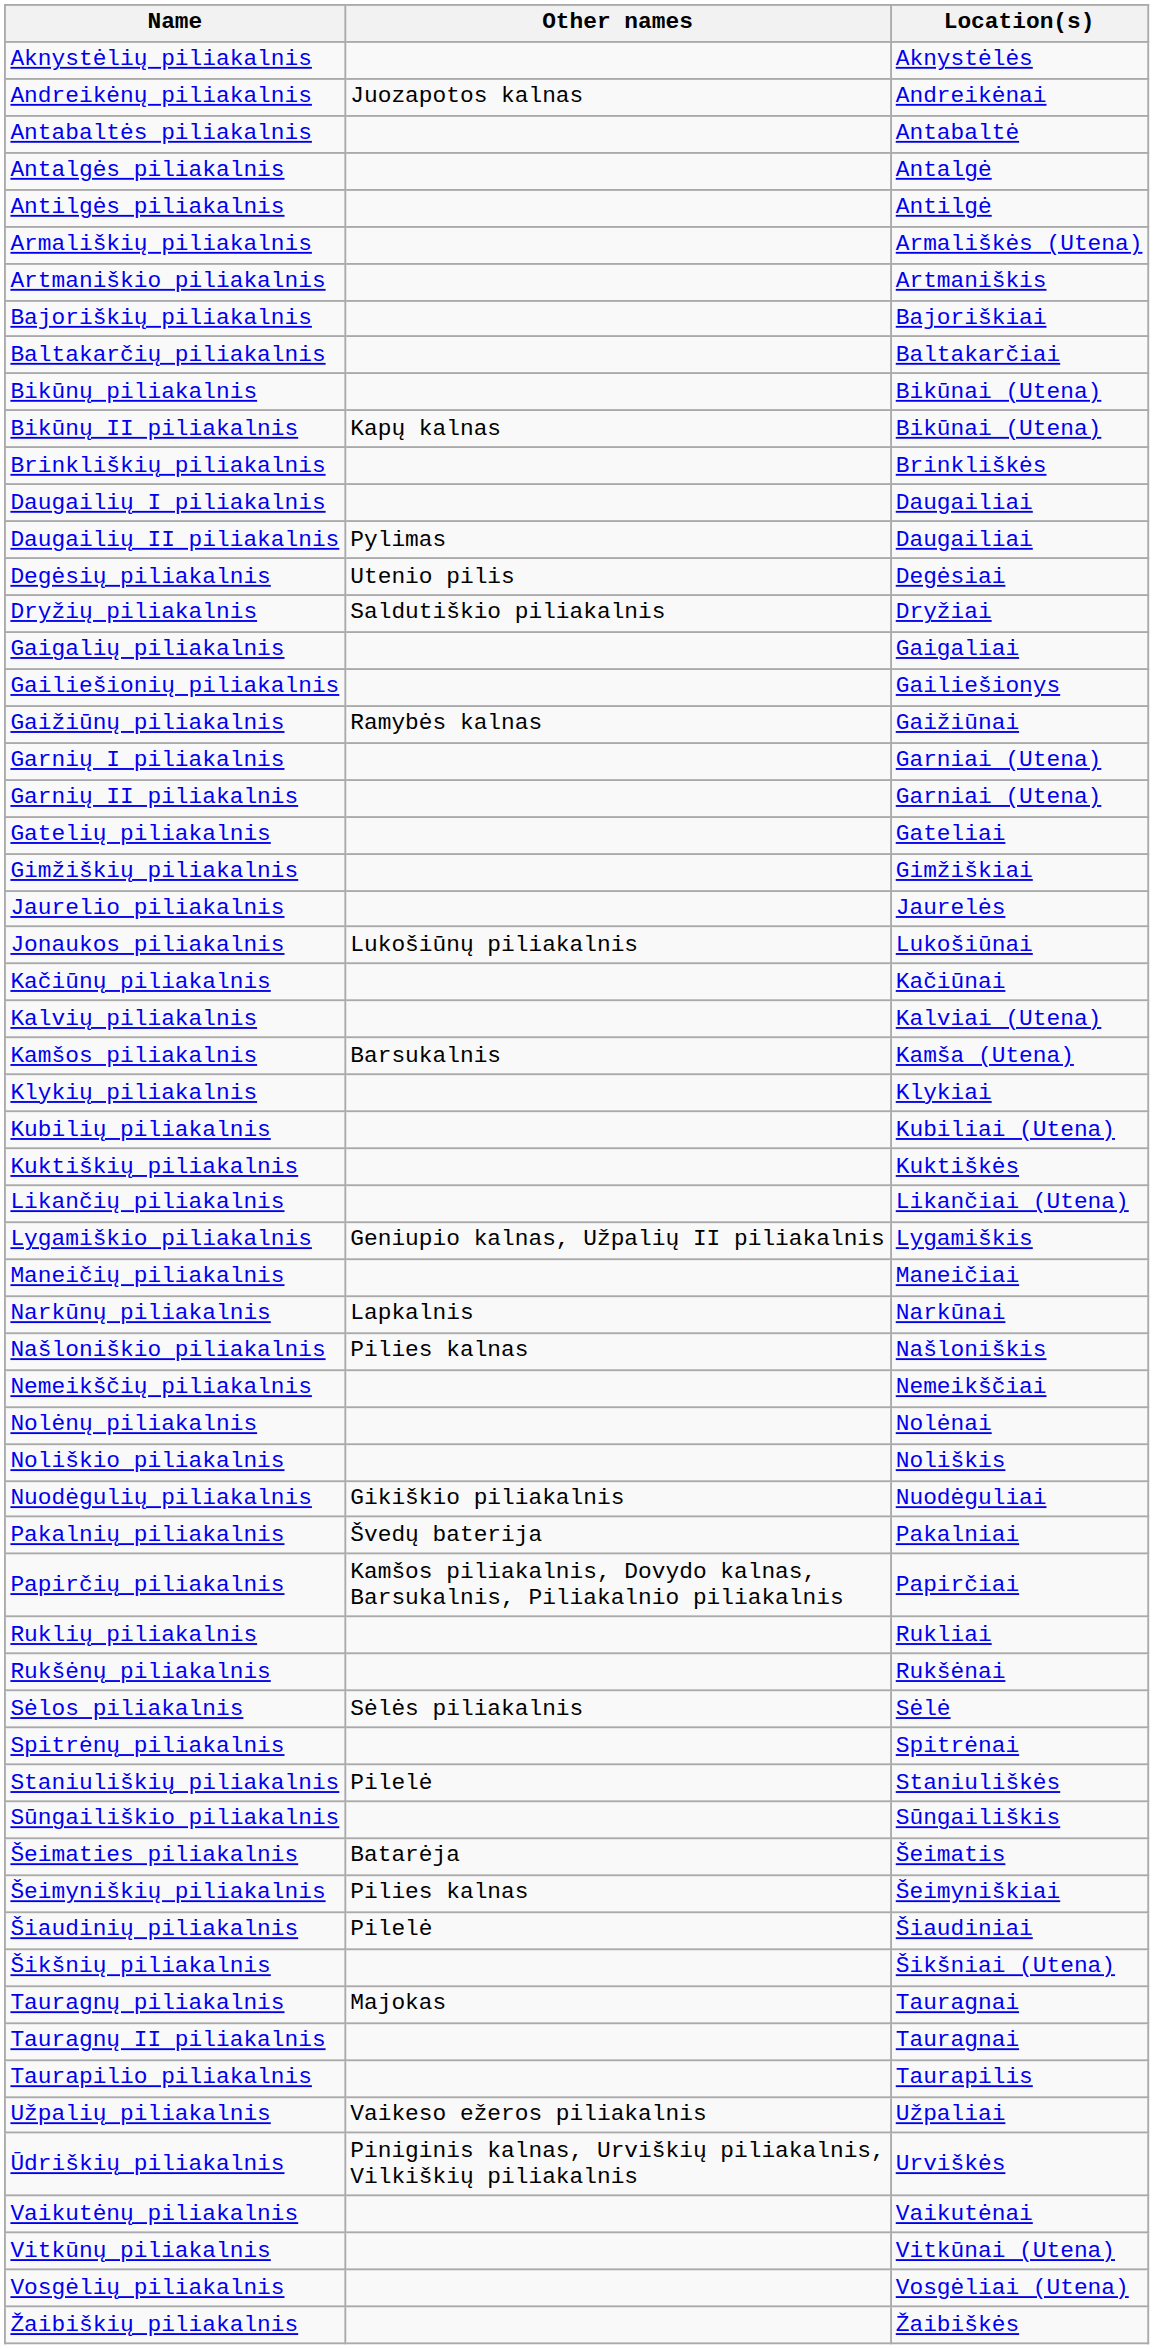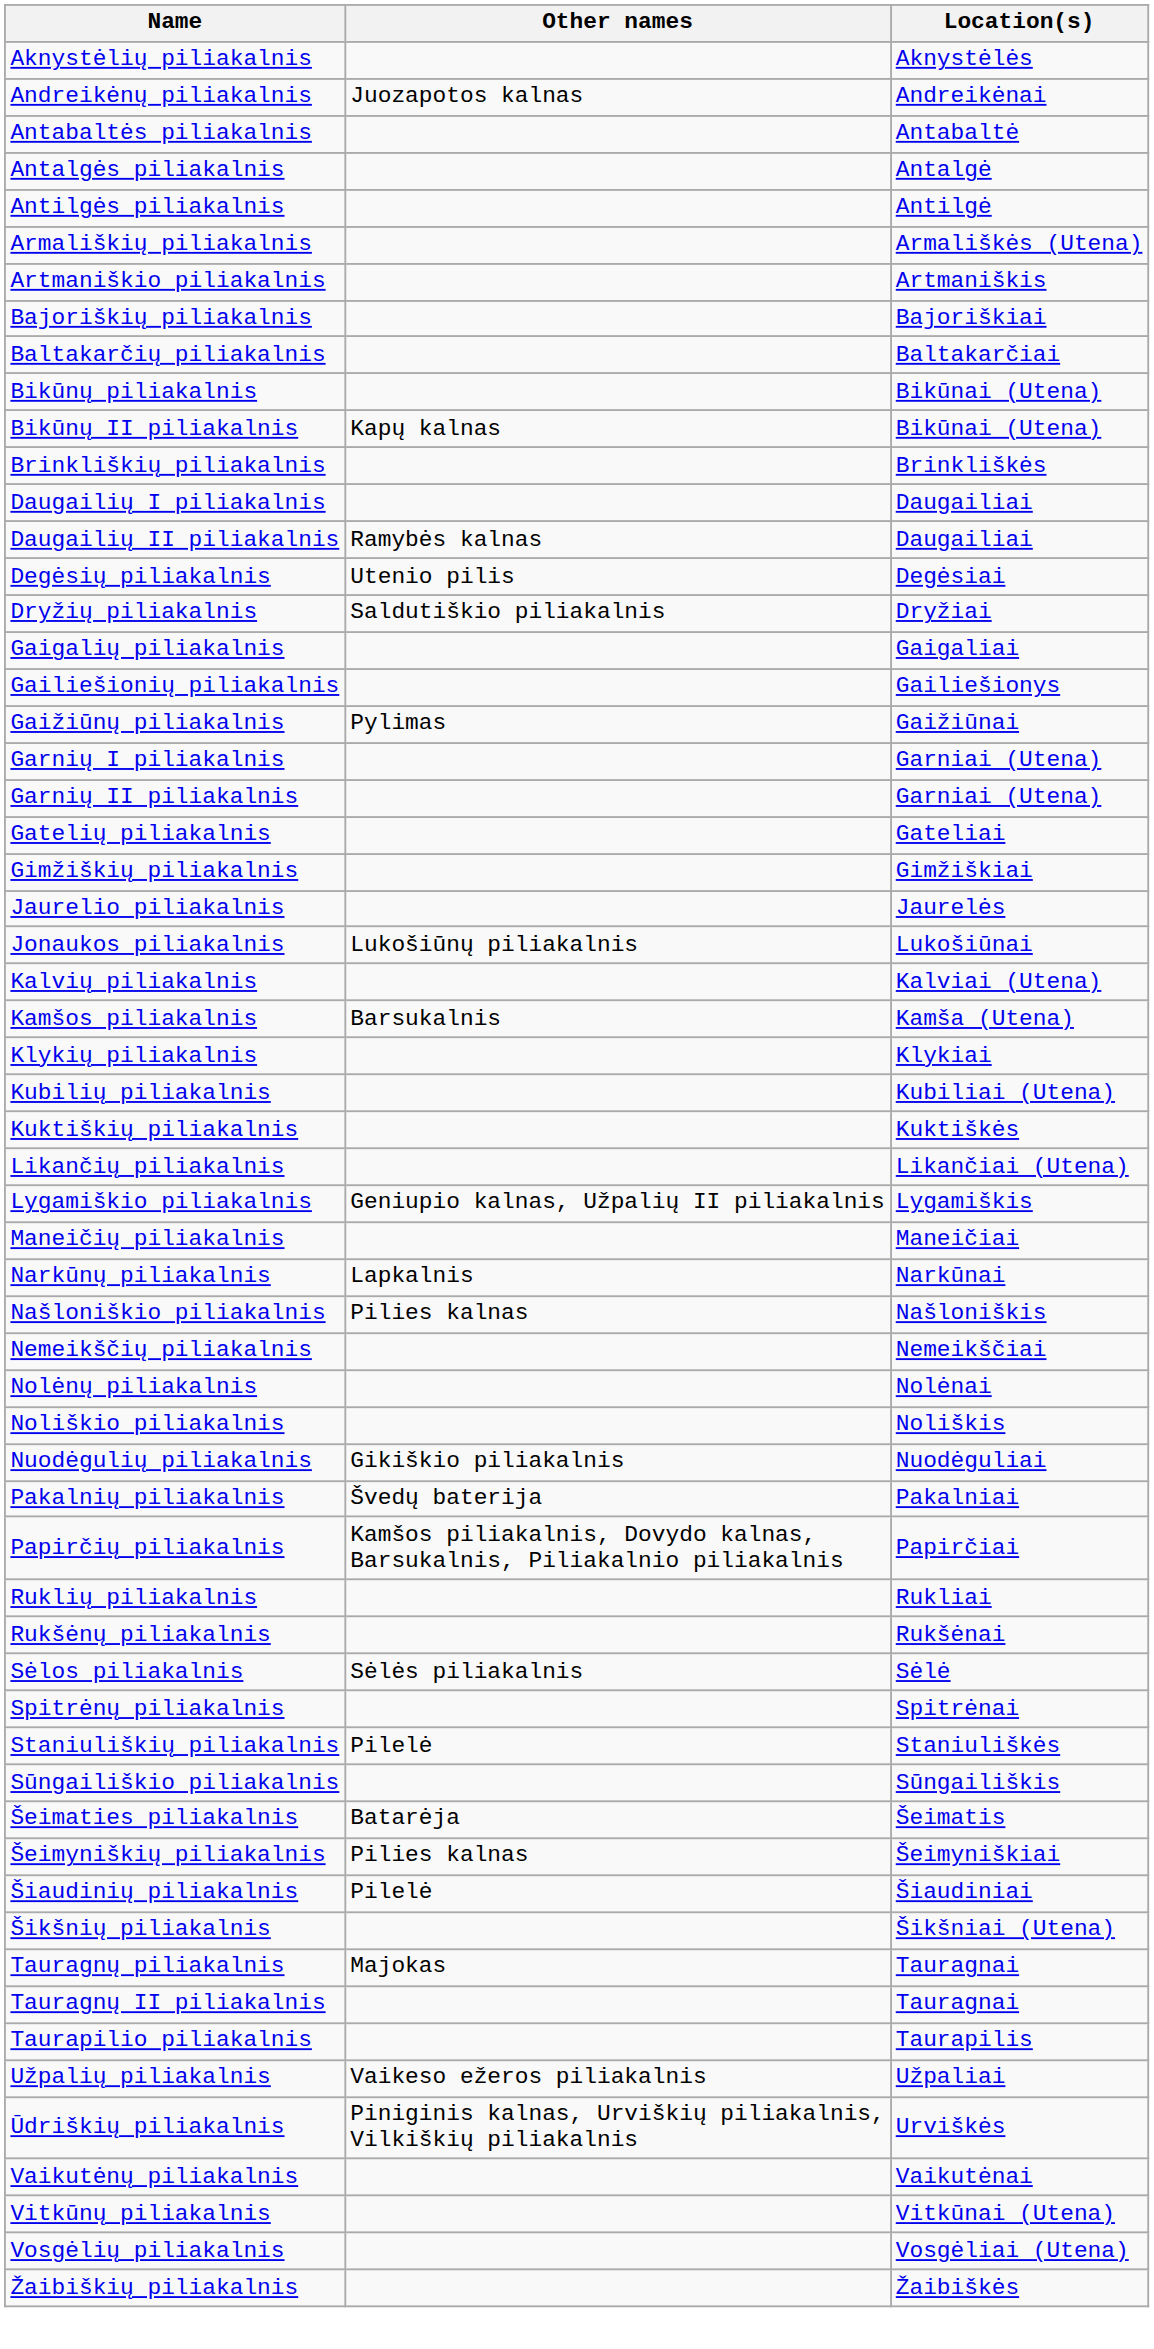(398, 540) Pylimas -> (446, 540) Ramybės kalnas
(446, 725) Ramybės kalnas -> (398, 725) Pylimas
- row: (141, 983)
